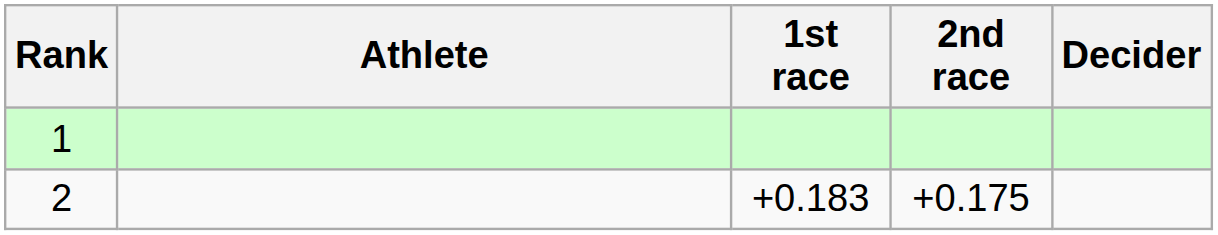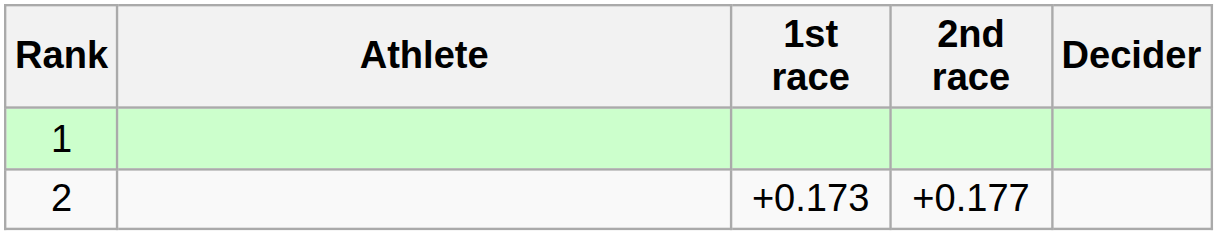(811, 198) +0.183 -> (811, 198) +0.173
(971, 198) +0.175 -> (971, 198) +0.177
